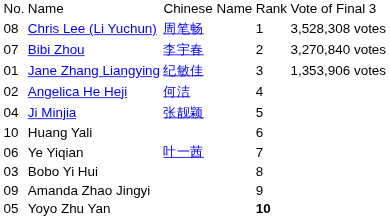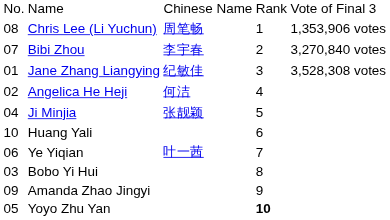(338, 28) 3,528,308 votes -> (338, 28) 1,353,906 votes
(338, 70) 1,353,906 votes -> (338, 70) 3,528,308 votes
